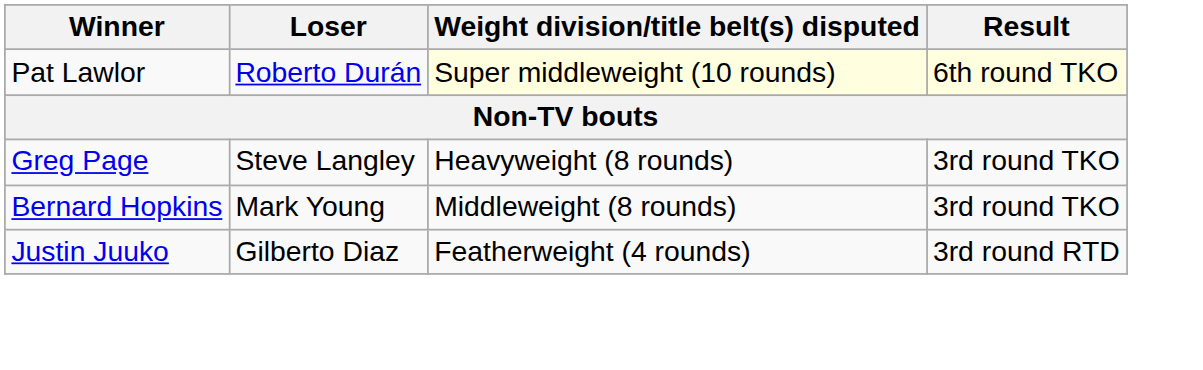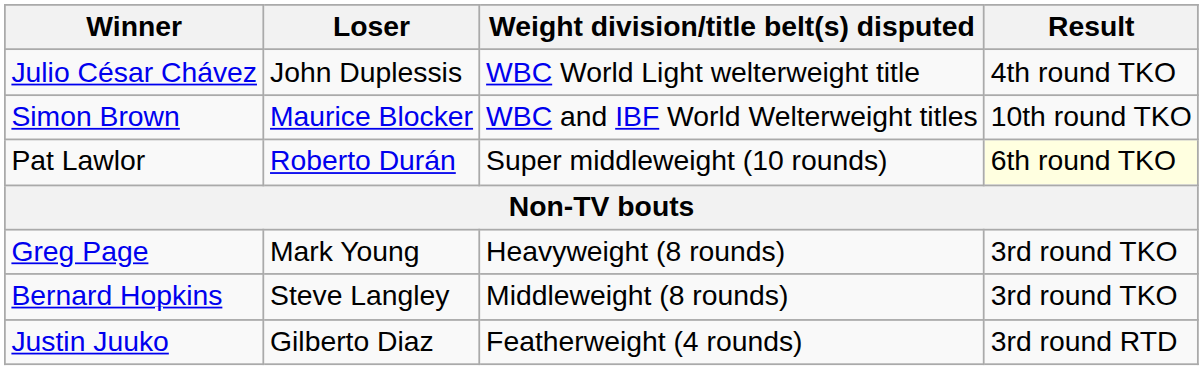+ row: (134, 71)
+ row: (96, 116)
(635, 71) lightyellow background -> (687, 161) no background
(325, 161) Steve Langley -> (345, 251) Mark Young
(310, 206) Mark Young -> (360, 296) Steve Langley
